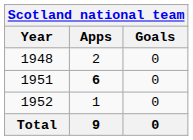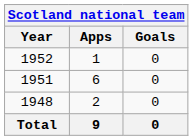rows swapped: (37, 59) <-> (37, 103)
(96, 81) bold -> (96, 81) normal
